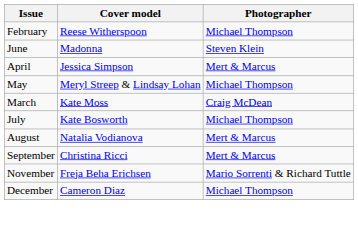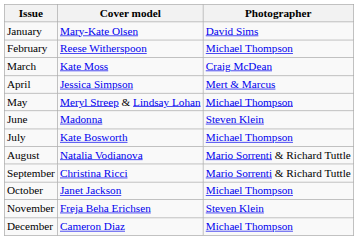+ row: (24, 31)
rows swapped: (22, 102) <-> (17, 48)
(241, 137) Mert & Marcus -> (278, 155) Mario Sorrenti & Richard Tuttle
(241, 155) Mert & Marcus -> (278, 173) Mario Sorrenti & Richard Tuttle
+ row: (25, 191)
(278, 173) Mario Sorrenti & Richard Tuttle -> (235, 208) Steven Klein
